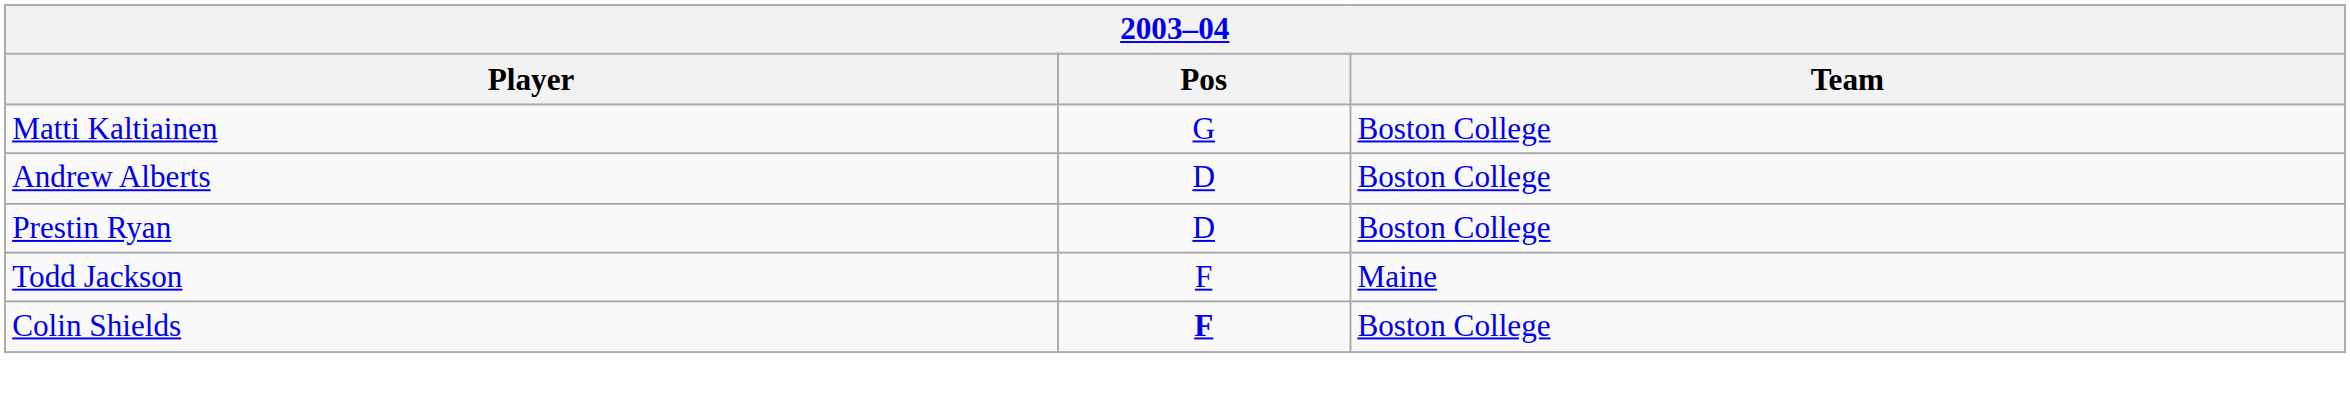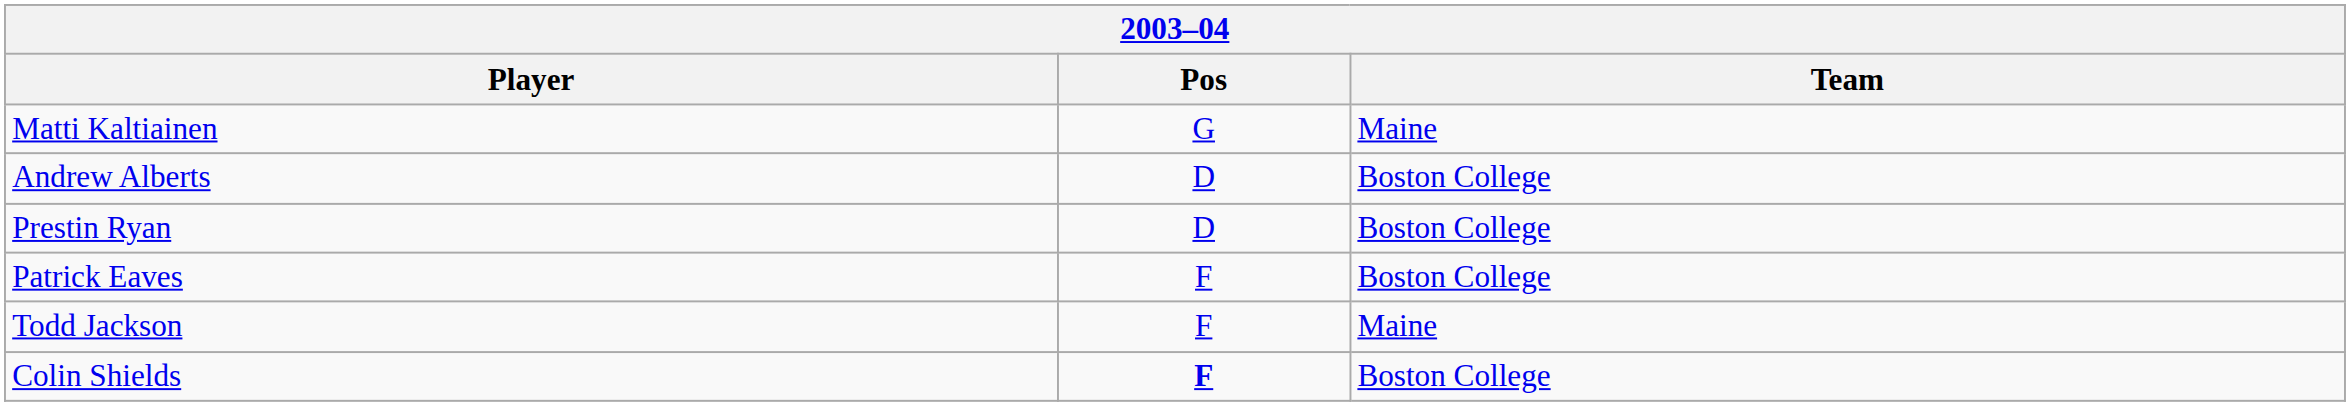(1454, 128) Boston College -> (1397, 128) Maine
+ row: (98, 276)
